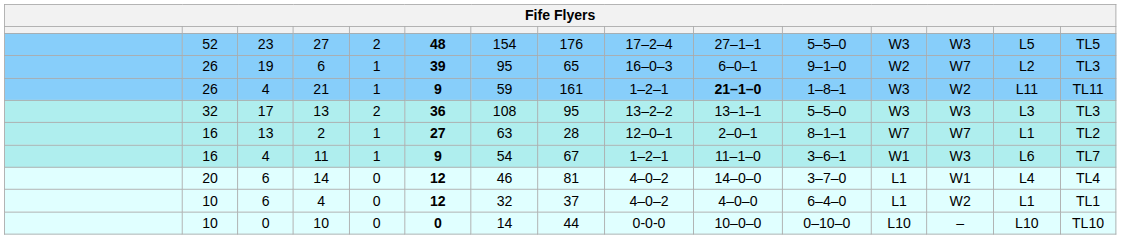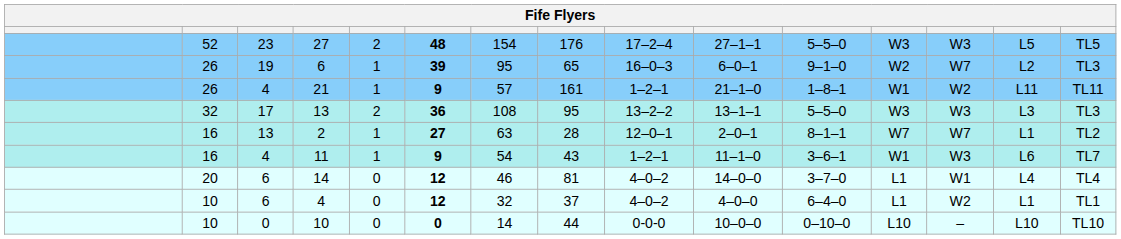(505, 89) 59 -> (505, 89) 57
(738, 89) bold -> (738, 89) normal
(899, 89) W3 -> (899, 89) W1
(571, 156) 67 -> (571, 156) 43
